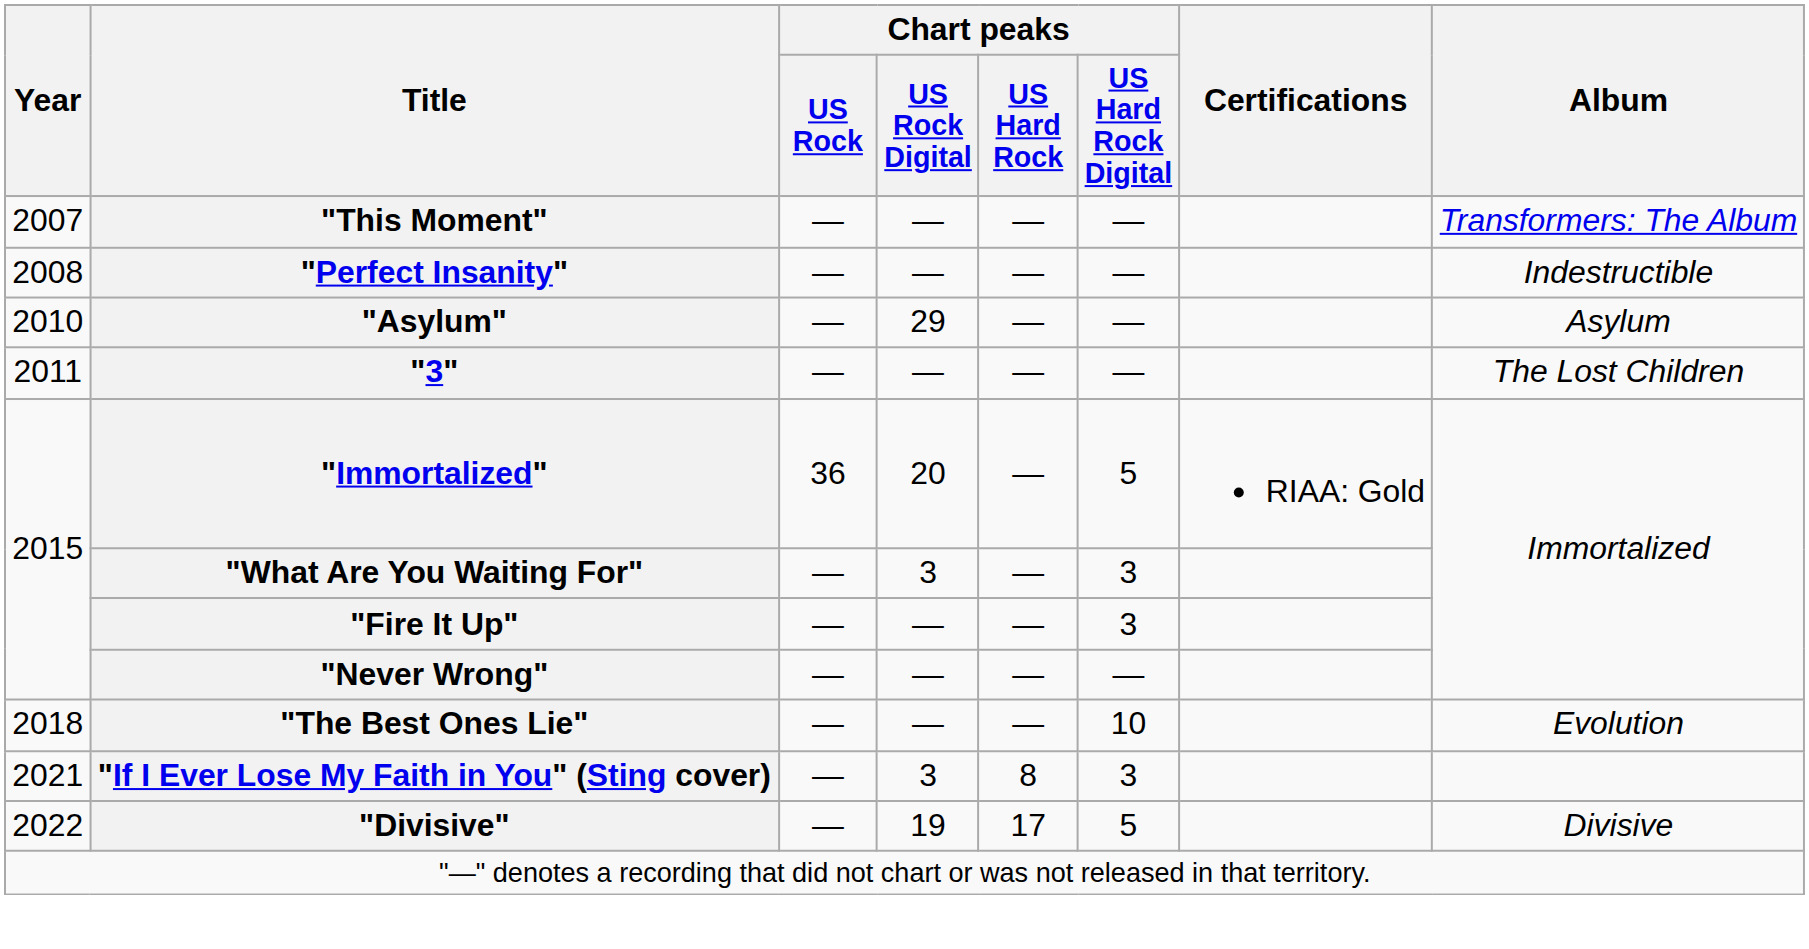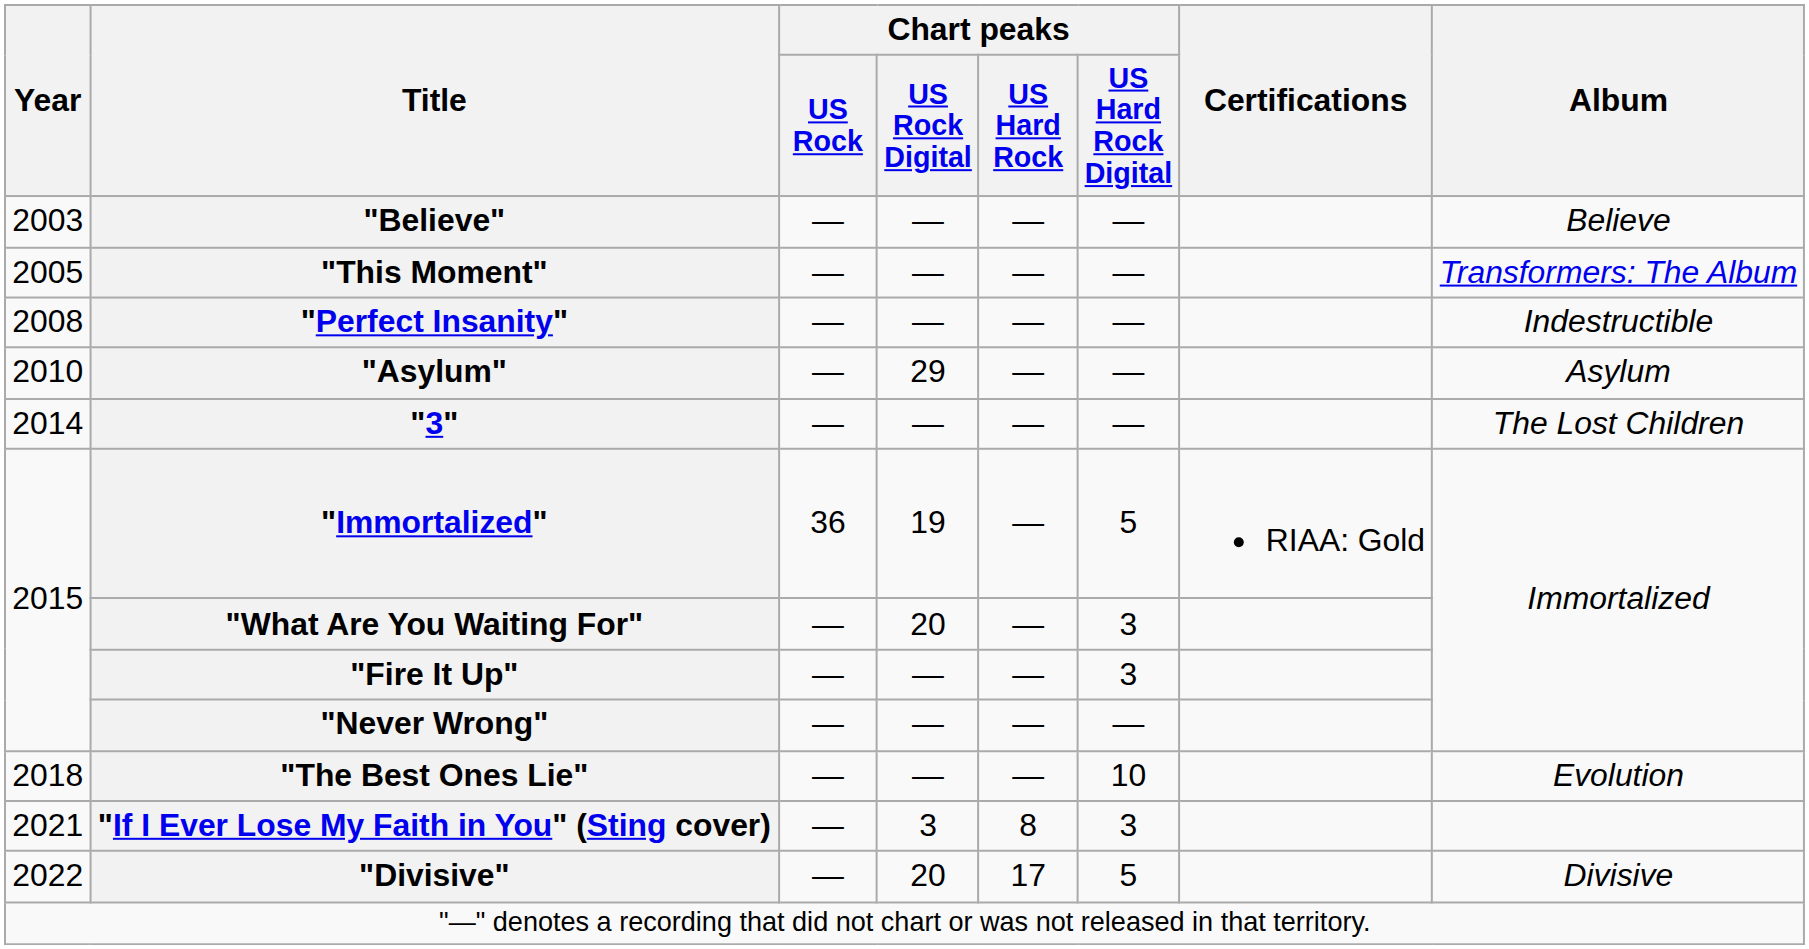+ row: (434, 221)
(48, 221) 2007 -> (48, 271) 2005
(48, 372) 2011 -> (48, 423) 2014
(928, 472) 20 -> (928, 523) 19
(928, 573) 3 -> (928, 623) 20
(928, 825) 19 -> (928, 875) 20
